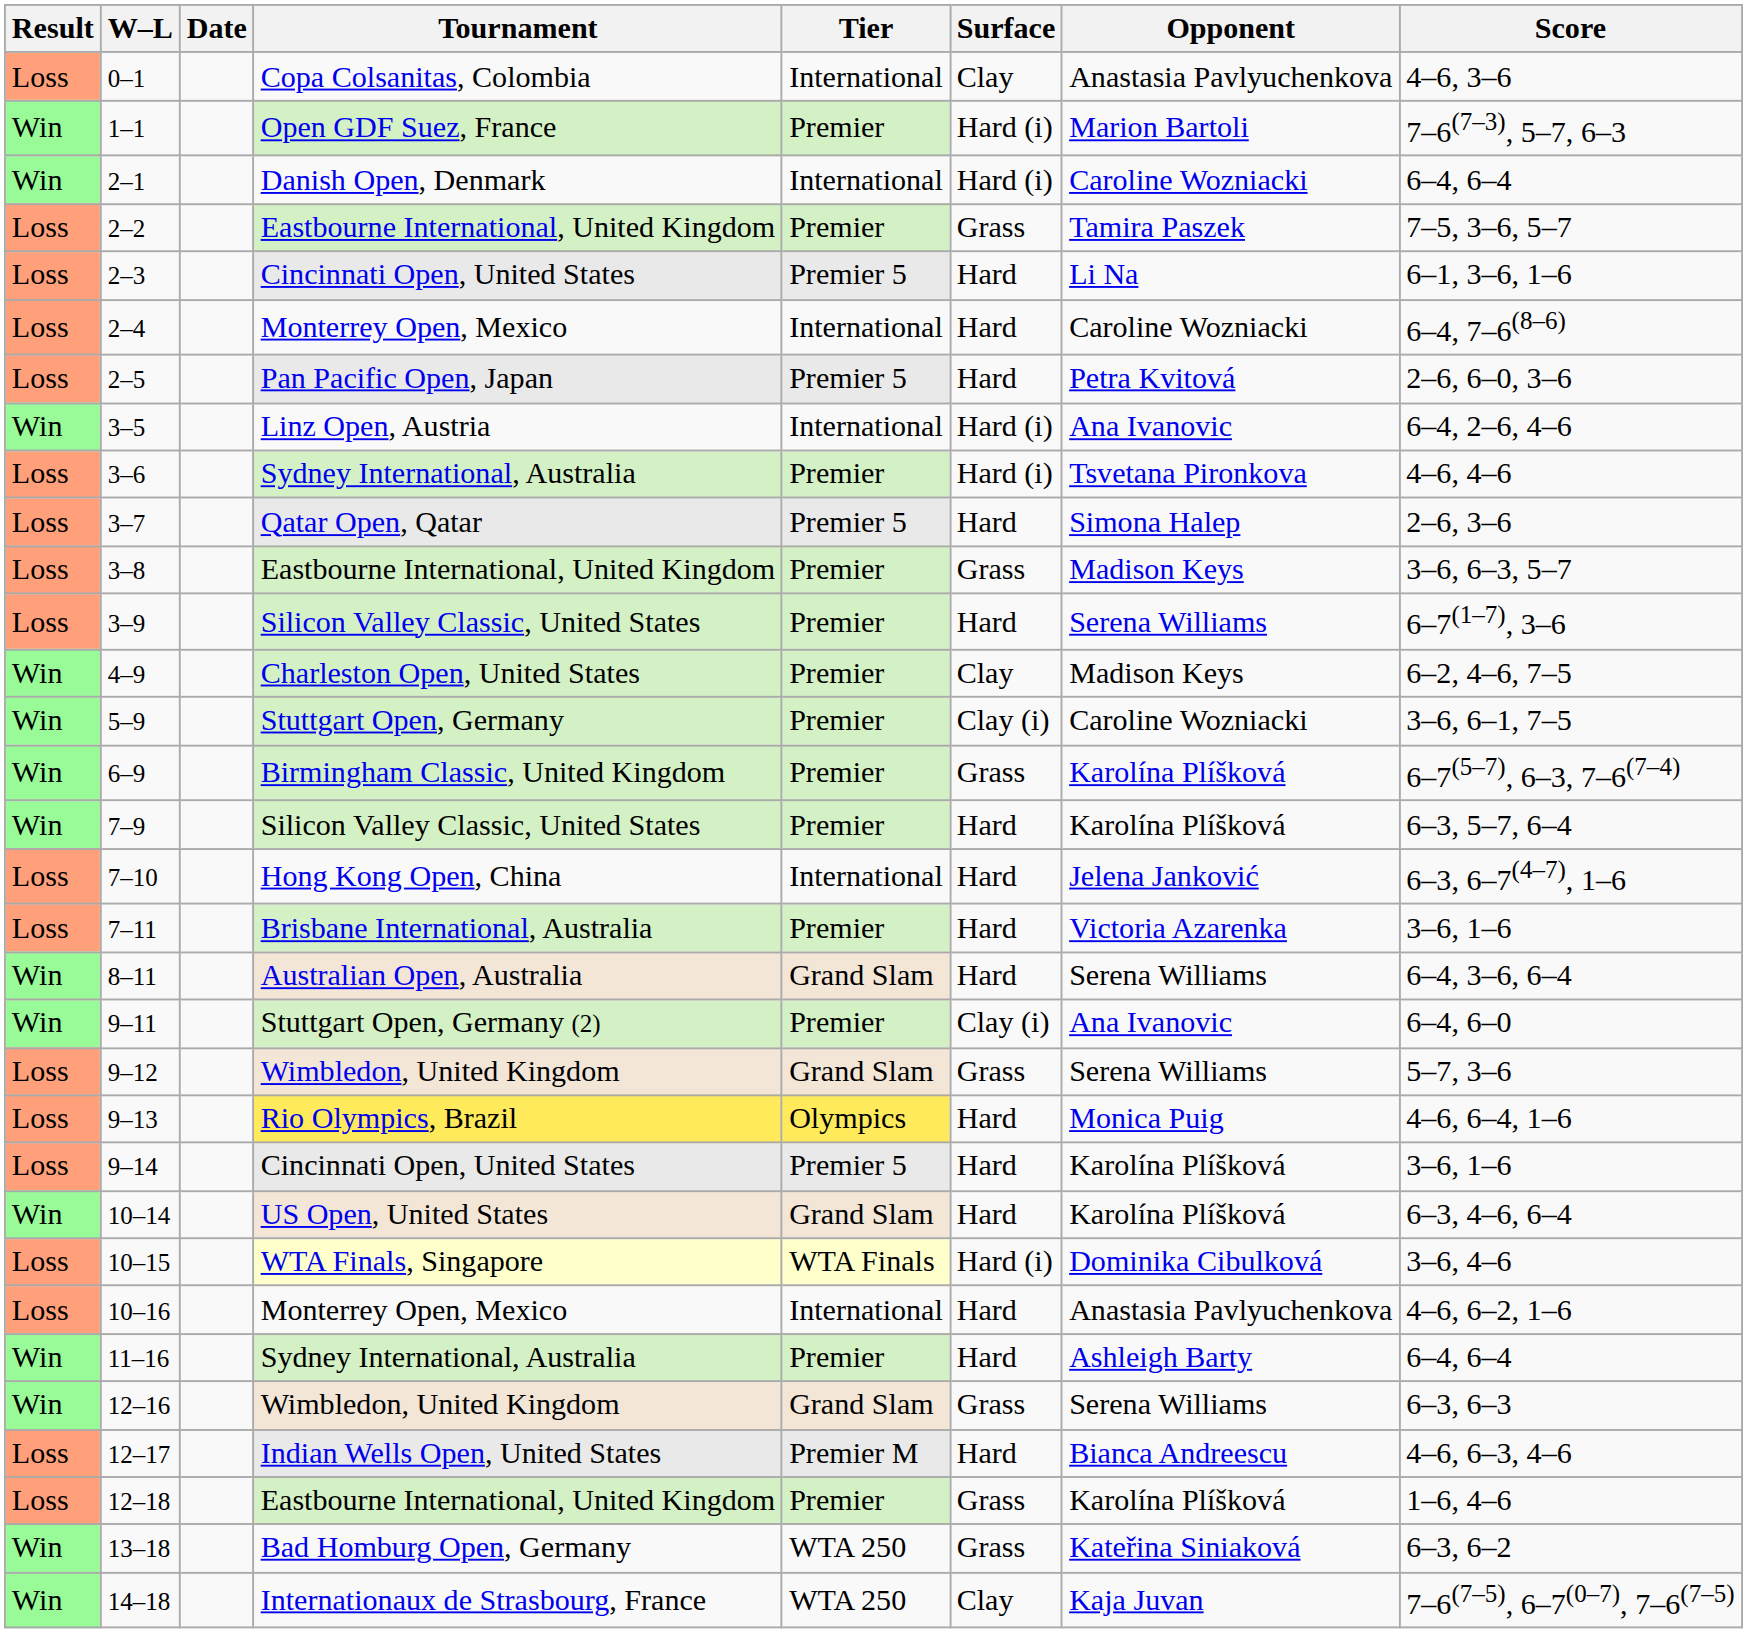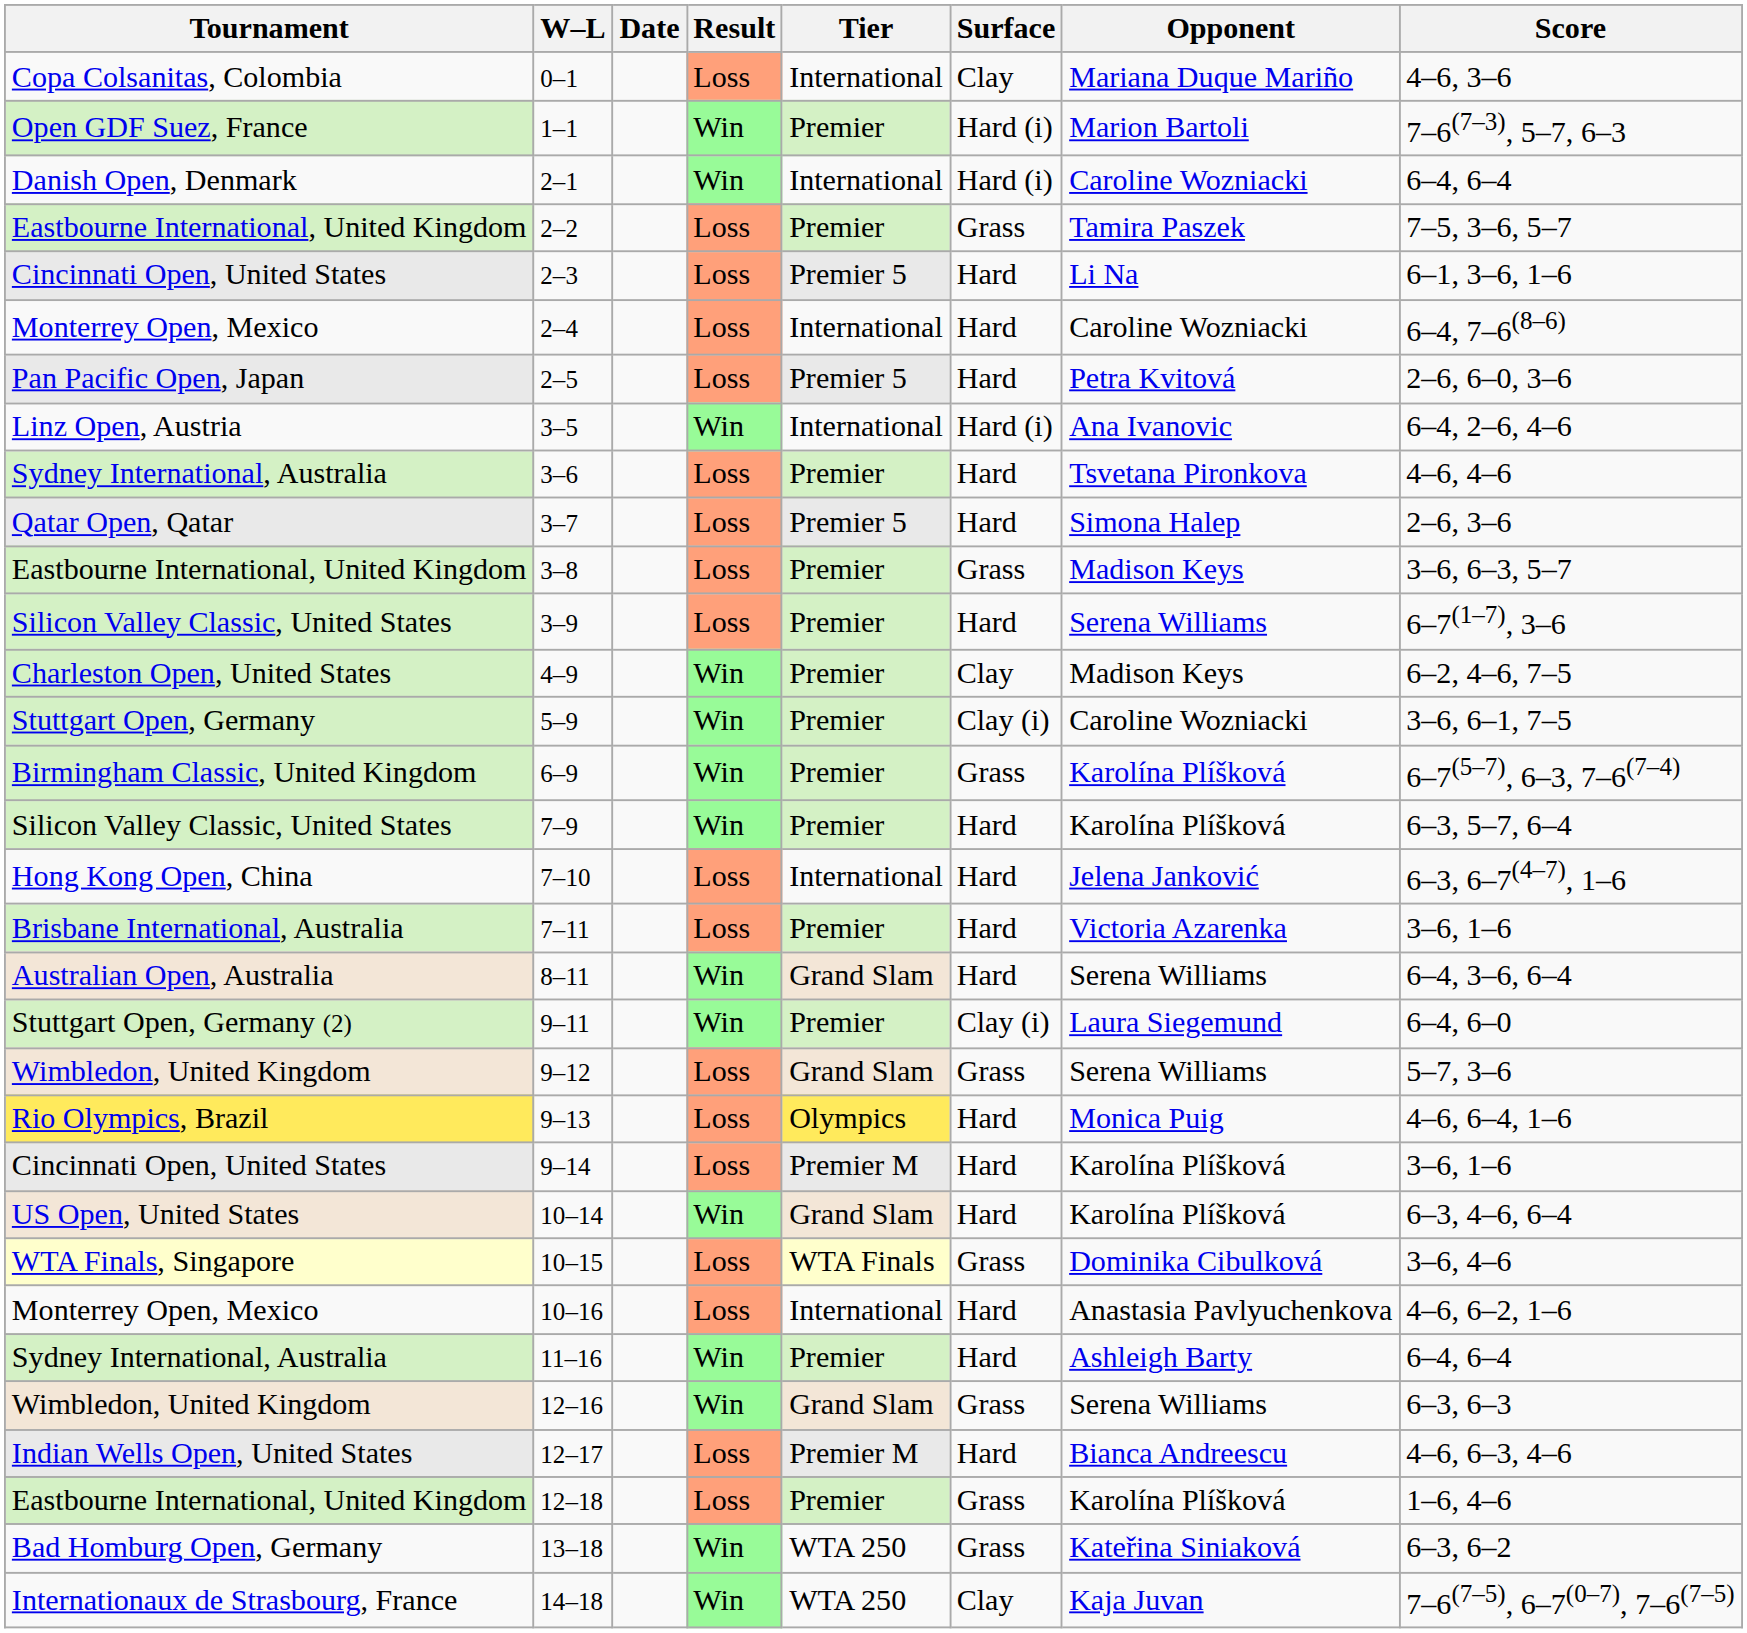columns swapped: (53, 28) <-> (518, 28)
(1231, 76) Anastasia Pavlyuchenkova -> (1211, 76) Mariana Duque Mariño
(1005, 473) Hard (i) -> (987, 473) Hard
(1151, 1023) Ana Ivanovic -> (1176, 1023) Laura Siegemund
(848, 1166) Premier 5 -> (854, 1166) Premier M
(1005, 1261) Hard (i) -> (991, 1261) Grass
